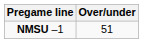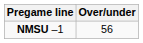(107, 30) 51 -> (107, 30) 56
